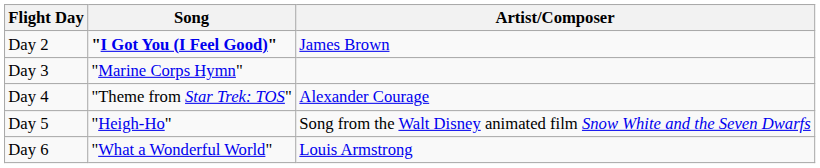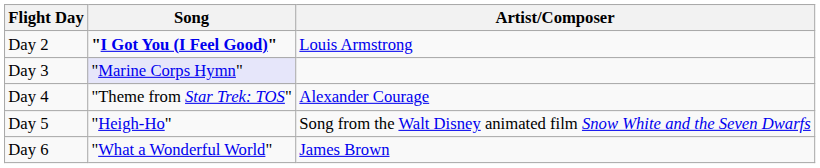(344, 44) James Brown -> (356, 44) Louis Armstrong
(167, 70) no background -> (167, 70) lavender background
(356, 149) Louis Armstrong -> (344, 149) James Brown
